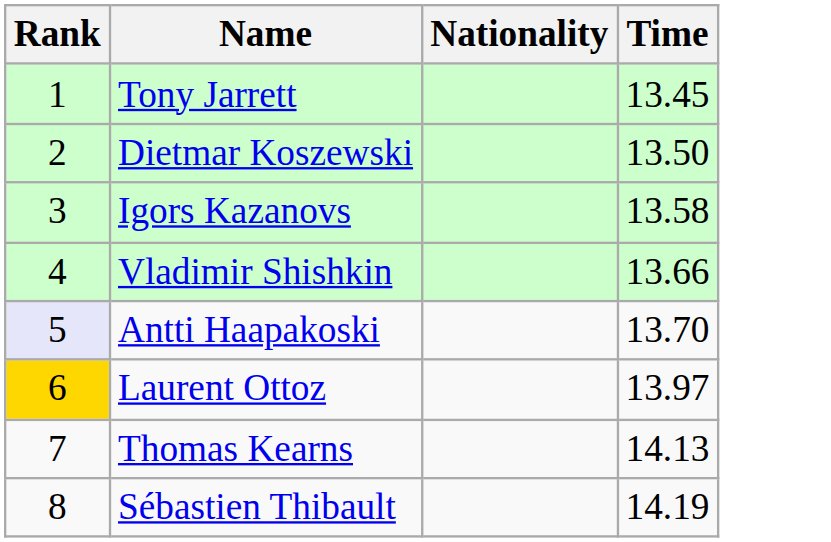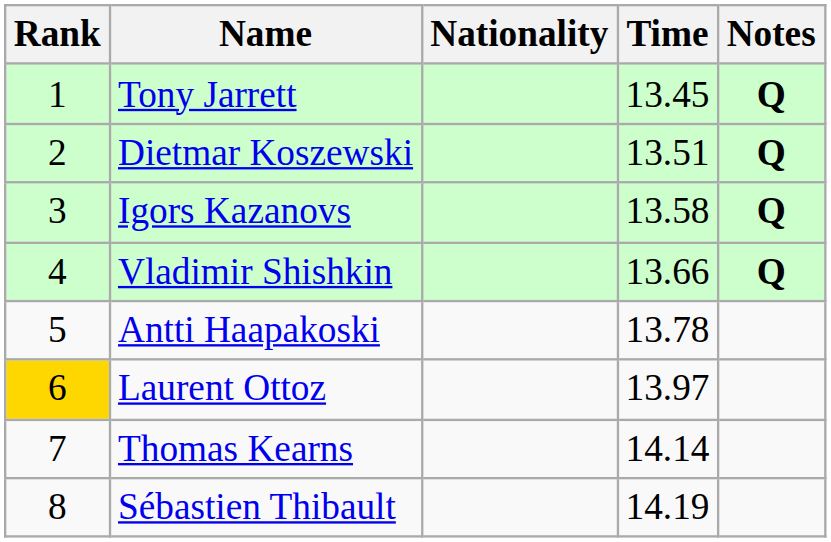+ column: (771, 34)
(668, 152) 13.50 -> (668, 152) 13.51
(57, 329) lavender background -> (57, 329) no background
(668, 329) 13.70 -> (668, 329) 13.78
(668, 447) 14.13 -> (668, 447) 14.14
